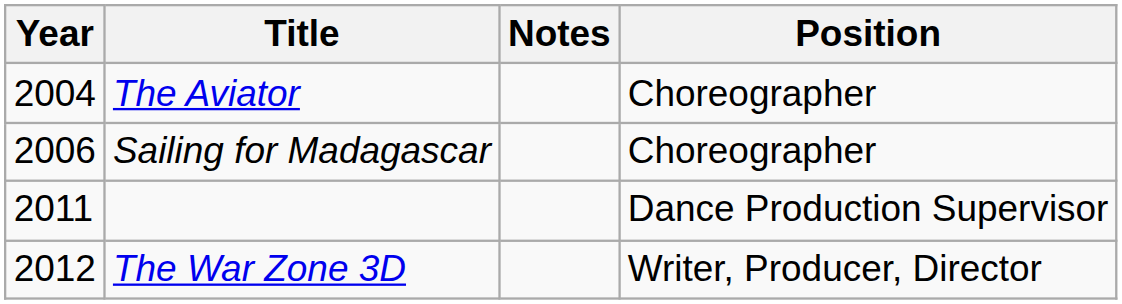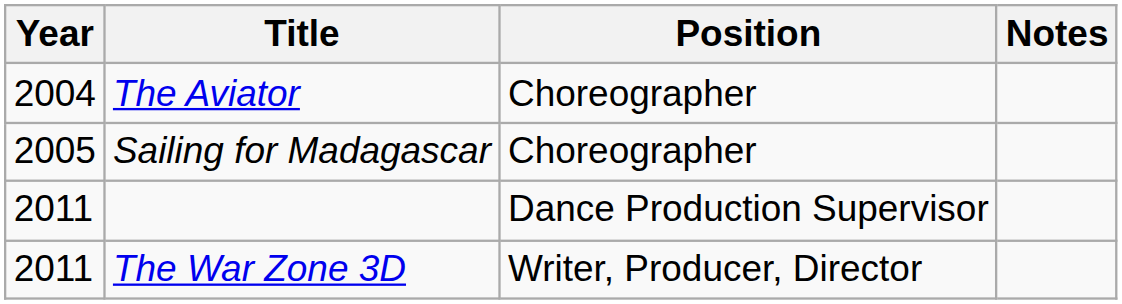columns swapped: (868, 33) <-> (559, 33)
(55, 151) 2006 -> (55, 151) 2005
(55, 268) 2012 -> (53, 268) 2011
